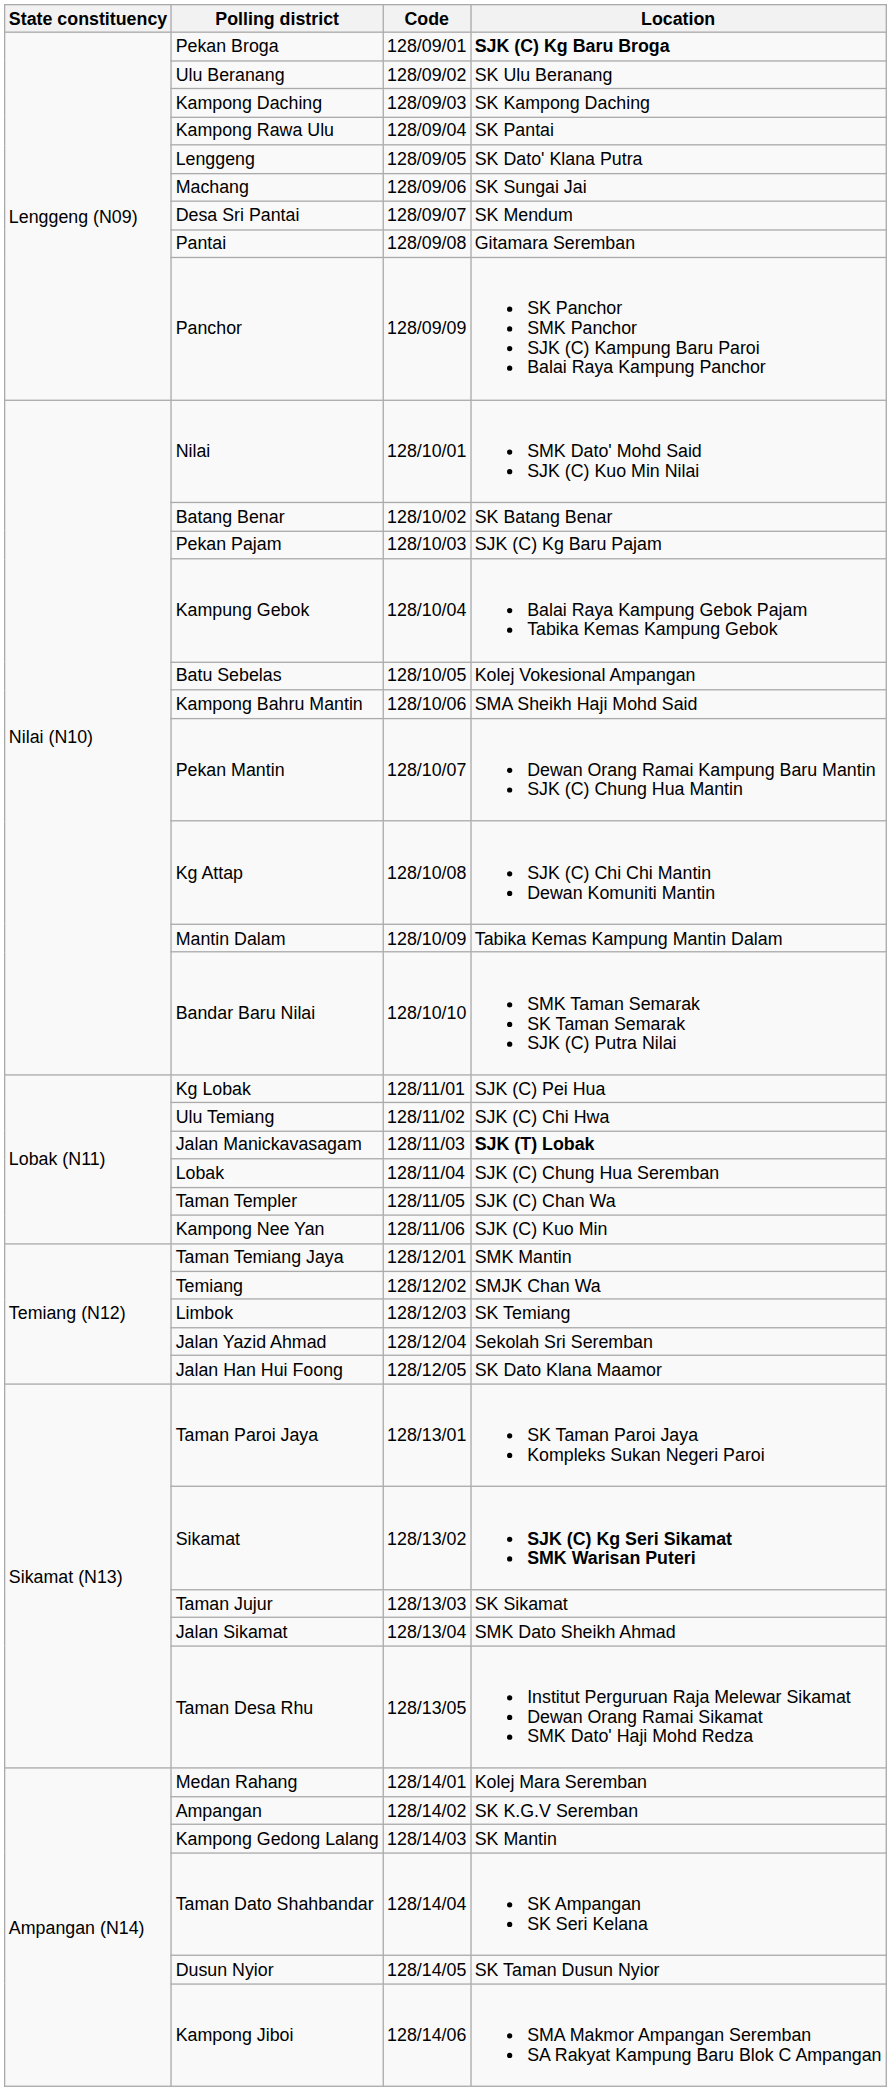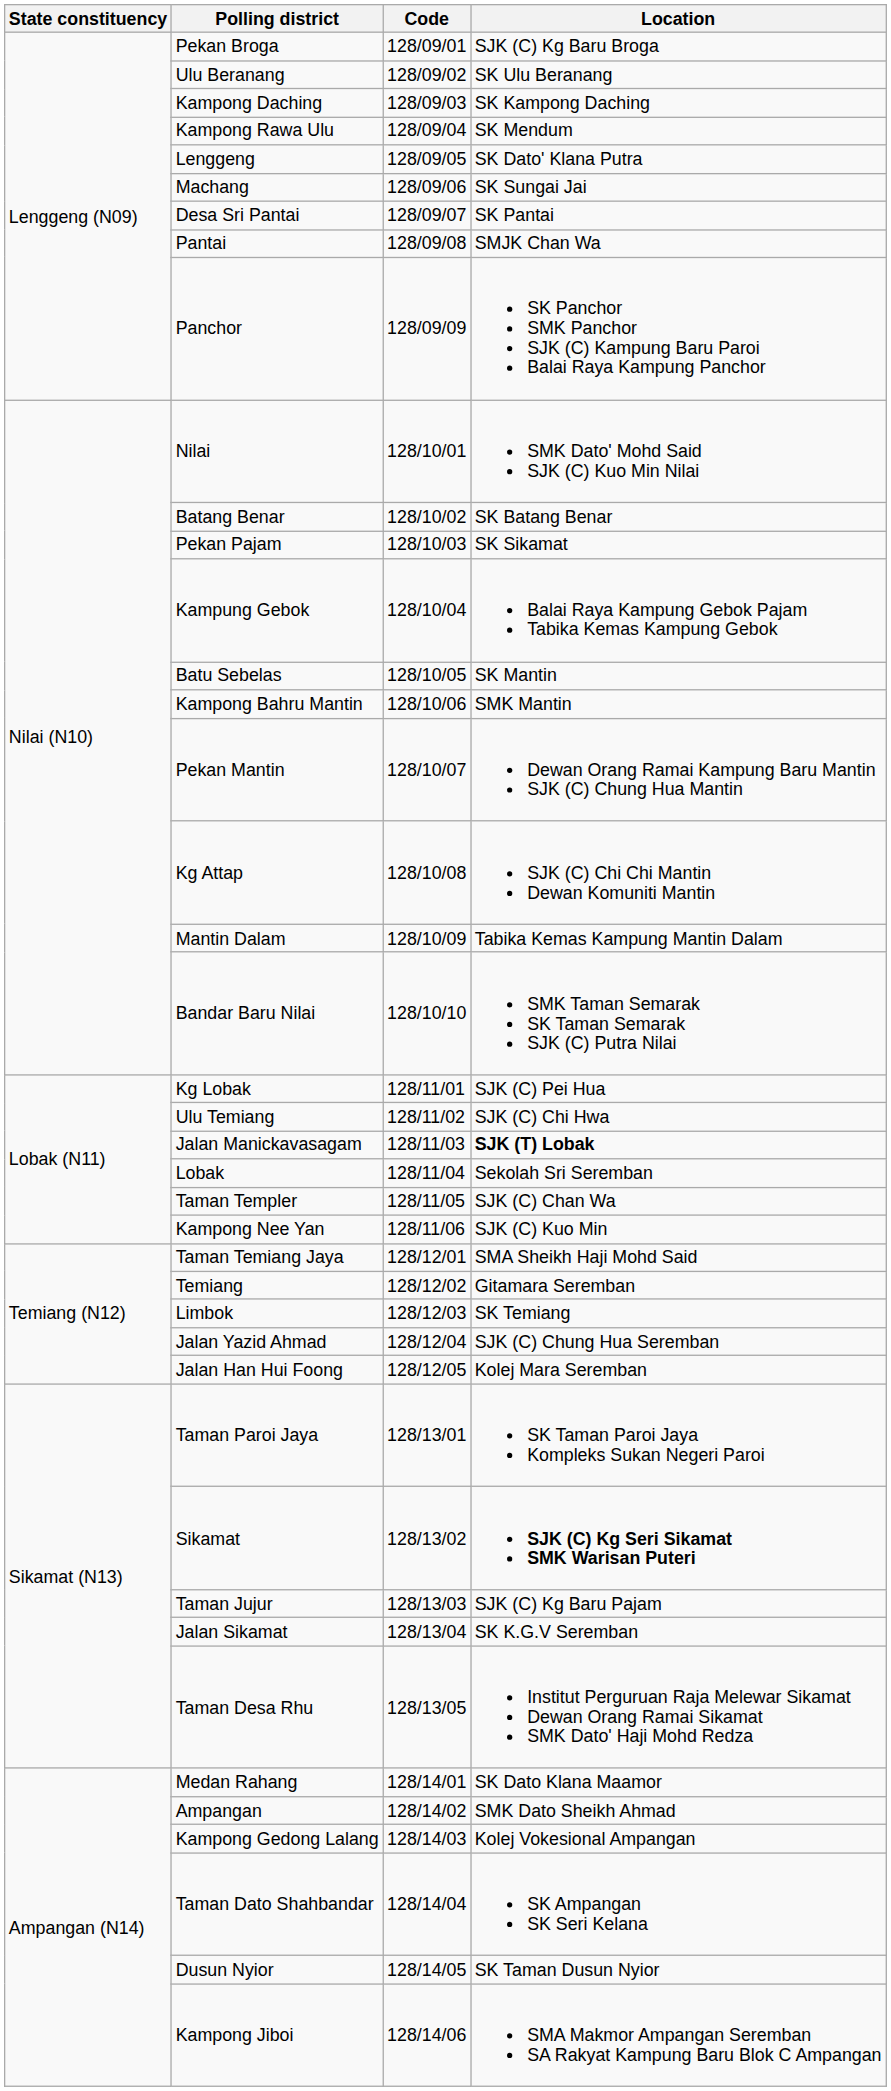(572, 46) bold -> (567, 46) normal
(514, 131) SK Pantai -> (524, 131) SK Mendum
(524, 215) SK Mendum -> (514, 215) SK Pantai
(555, 243) Gitamara Seremban -> (538, 243) SMJK Chan Wa
(568, 544) SJK (C) Kg Baru Pajam -> (521, 544) SK Sikamat
(585, 676) Kolej Vokesional Ampangan -> (516, 676) SK Mantin
(586, 704) SMA Sheikh Haji Mohd Said -> (523, 704) SMK Mantin
(597, 1173) SJK (C) Chung Hua Seremban -> (564, 1173) Sekolah Sri Seremban
(523, 1257) SMK Mantin -> (586, 1257) SMA Sheikh Haji Mohd Said
(538, 1285) SMJK Chan Wa -> (555, 1285) Gitamara Seremban
(564, 1341) Sekolah Sri Seremban -> (597, 1341) SJK (C) Chung Hua Seremban
(568, 1369) SK Dato Klana Maamor -> (561, 1369) Kolej Mara Seremban
(521, 1603) SK Sikamat -> (568, 1603) SJK (C) Kg Baru Pajam
(575, 1631) SMK Dato Sheikh Ahmad -> (556, 1631) SK K.G.V Seremban
(561, 1782) Kolej Mara Seremban -> (568, 1782) SK Dato Klana Maamor
(556, 1810) SK K.G.V Seremban -> (575, 1810) SMK Dato Sheikh Ahmad
(516, 1838) SK Mantin -> (585, 1838) Kolej Vokesional Ampangan
